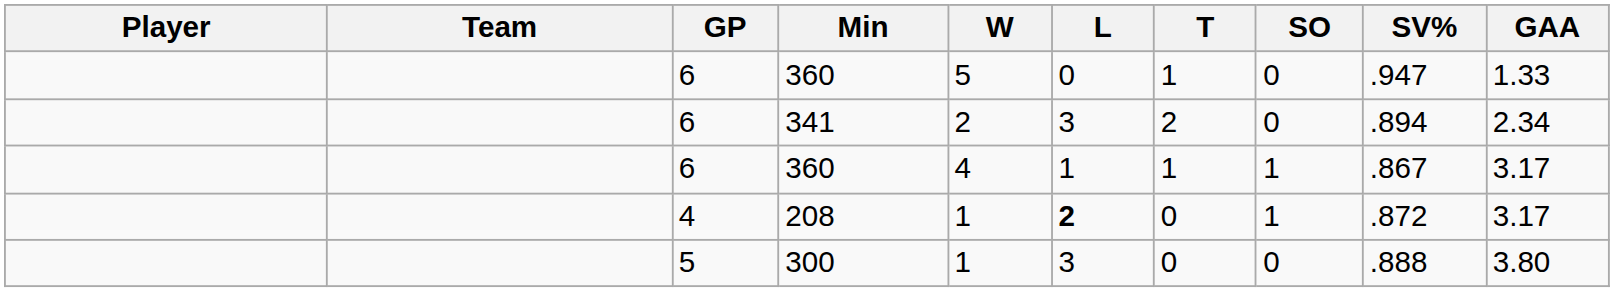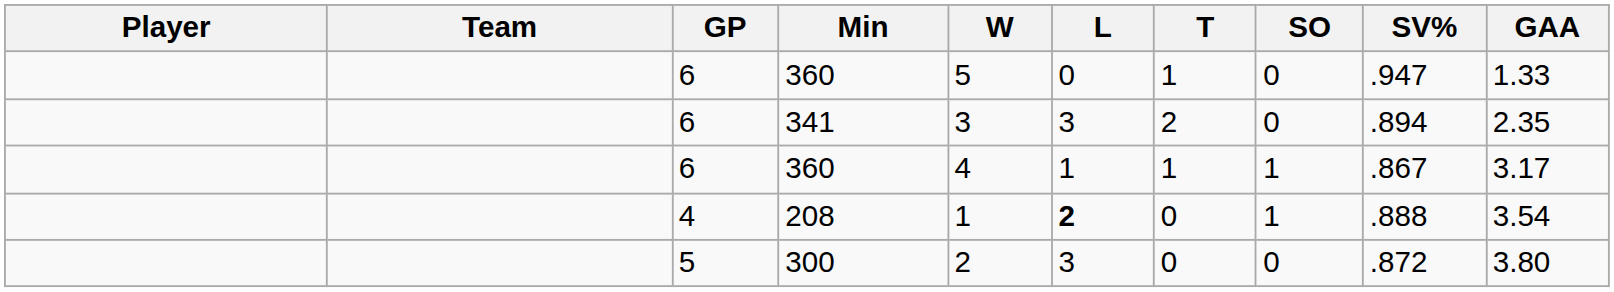(963, 121) 2 -> (963, 121) 3
(1522, 121) 2.34 -> (1522, 121) 2.35
(1399, 215) .872 -> (1399, 215) .888
(1522, 215) 3.17 -> (1522, 215) 3.54
(963, 262) 1 -> (963, 262) 2
(1399, 262) .888 -> (1399, 262) .872
